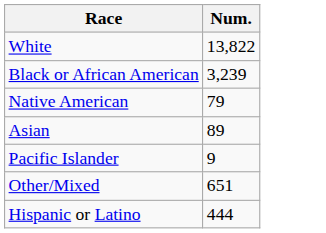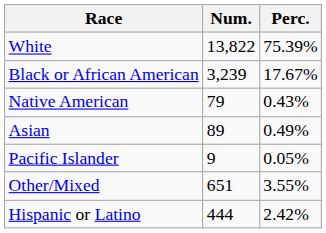+ column: (290, 18)
